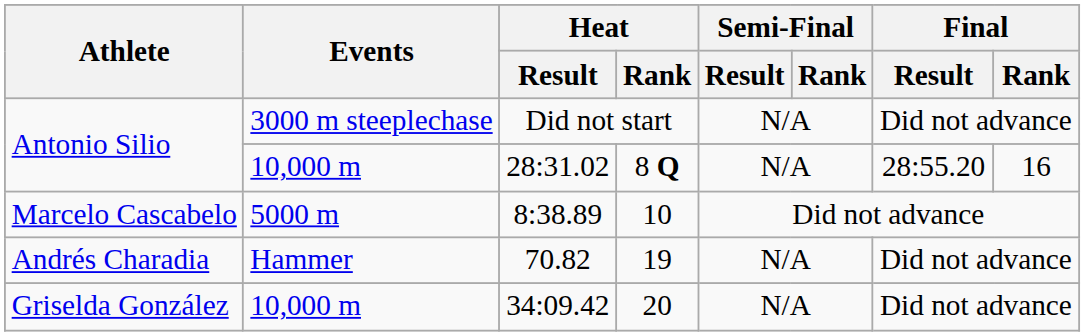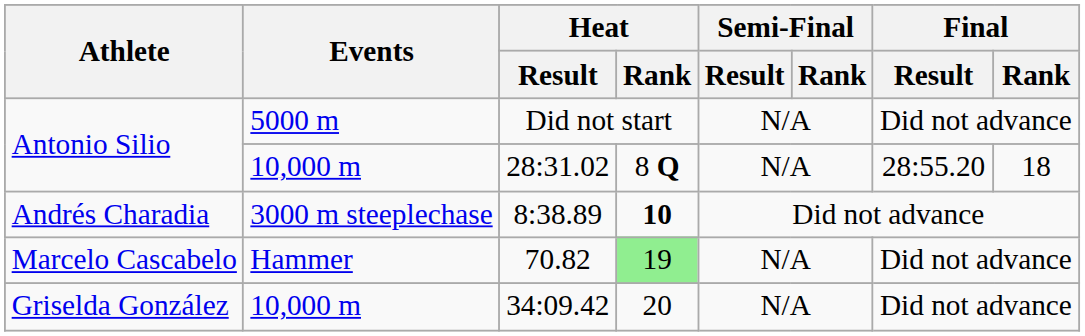(372, 120) 3000 m steeplechase -> (295, 120) 5000 m
(1036, 167) 16 -> (1036, 167) 18
(124, 213) Marcelo Cascabelo -> (110, 213) Andrés Charadia
(295, 213) 5000 m -> (372, 213) 3000 m steeplechase
(657, 213) normal -> (657, 213) bold
(110, 259) Andrés Charadia -> (124, 259) Marcelo Cascabelo
(657, 259) no background -> (657, 259) lightgreen background
